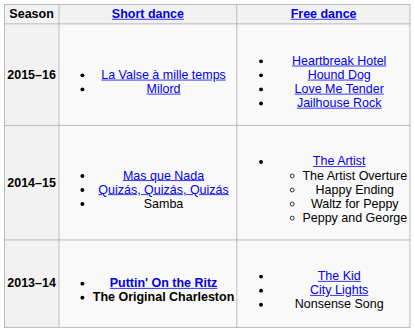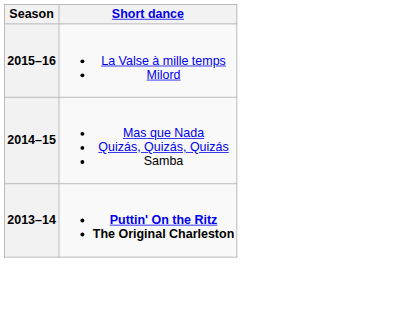- column: (324, 14)
